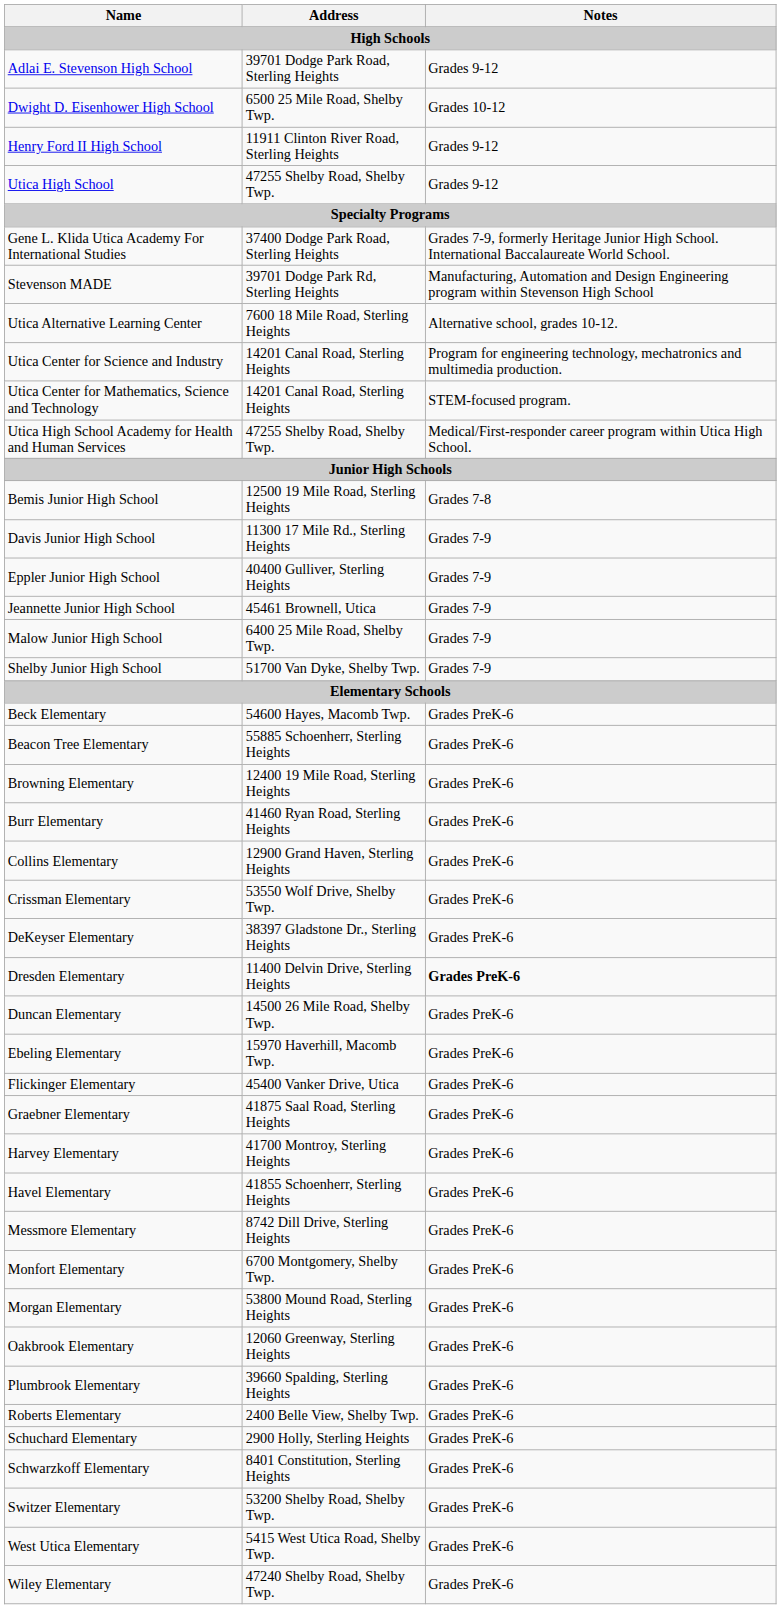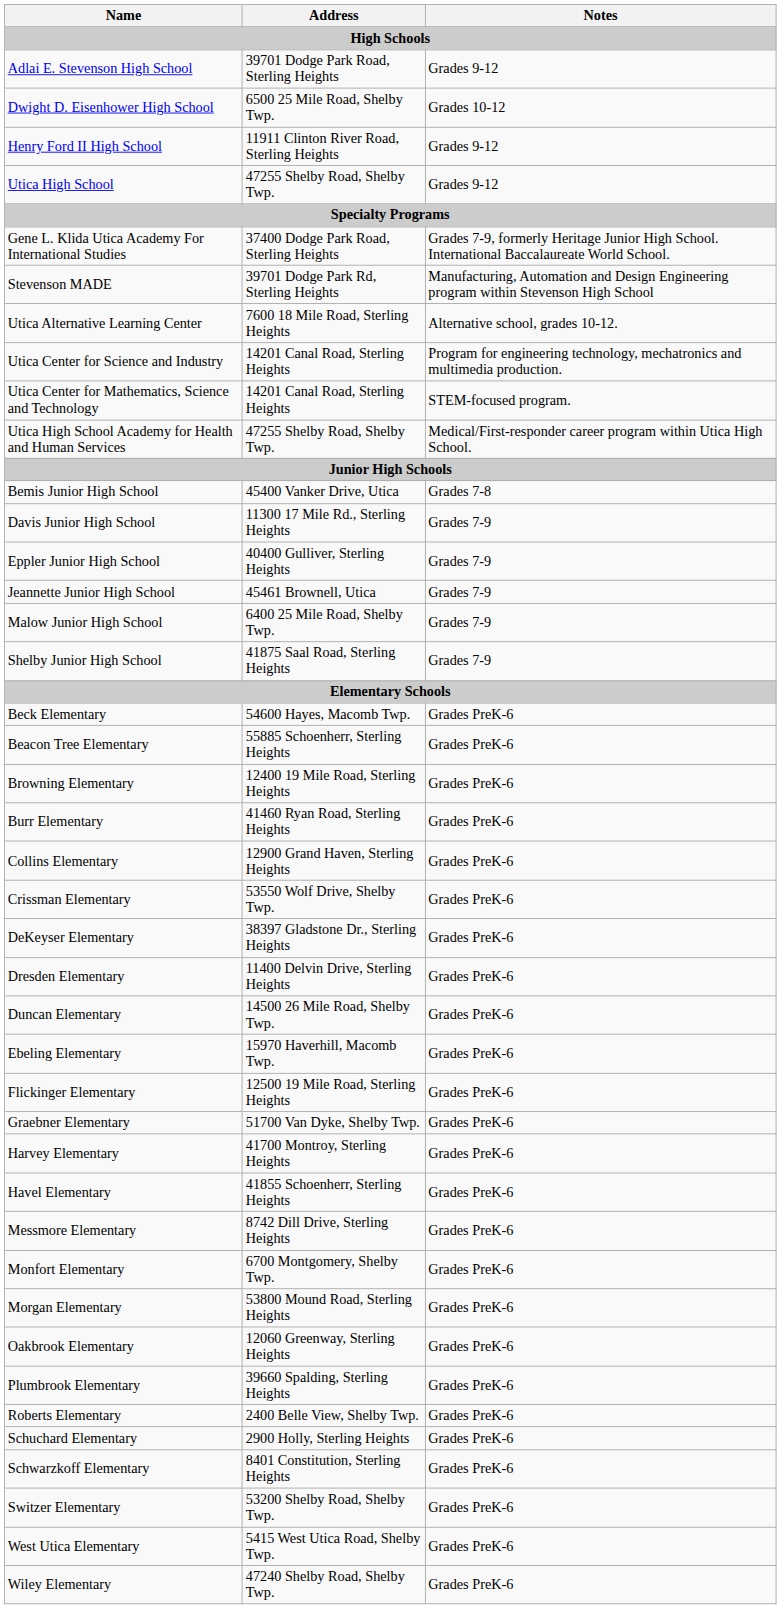(331, 500) 12500 19 Mile Road, Sterling Heights -> (322, 492) 45400 Vanker Drive, Utica
(333, 669) 51700 Van Dyke, Shelby Twp. -> (321, 661) 41875 Saal Road, Sterling Heights
(474, 976) bold -> (471, 976) normal
(322, 1084) 45400 Vanker Drive, Utica -> (331, 1092) 12500 19 Mile Road, Sterling Heights
(321, 1114) 41875 Saal Road, Sterling Heights -> (333, 1122) 51700 Van Dyke, Shelby Twp.
